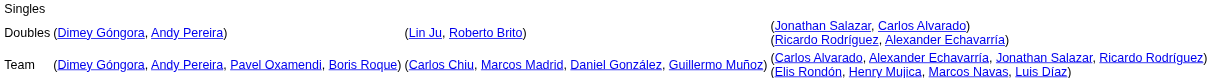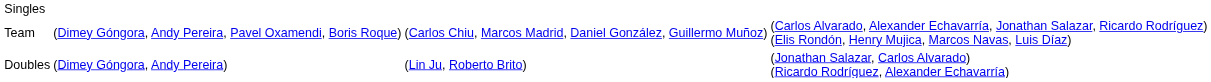rows swapped: (27, 33) <-> (20, 64)
